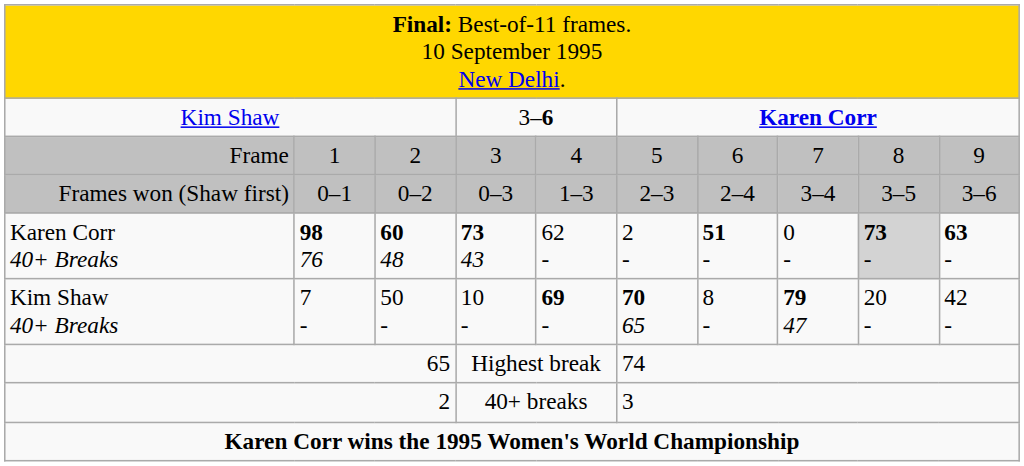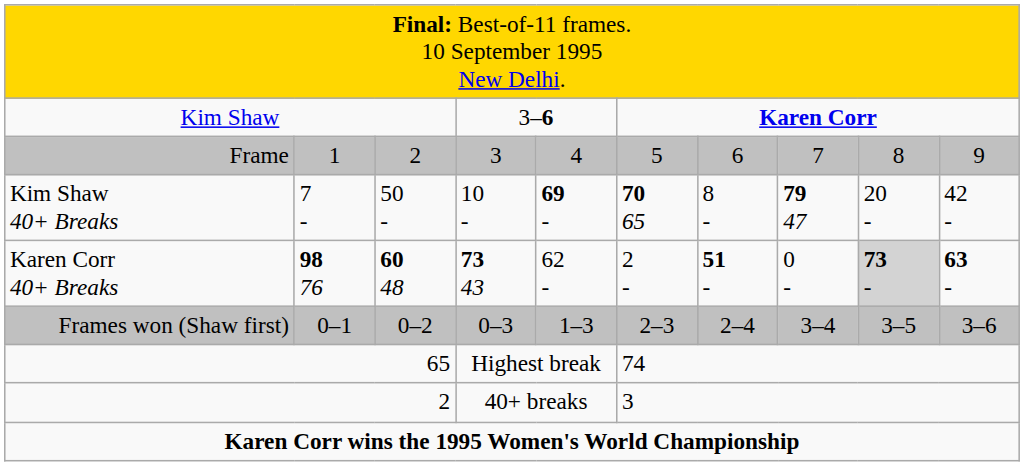rows swapped: (64, 311) <-> (174, 193)
